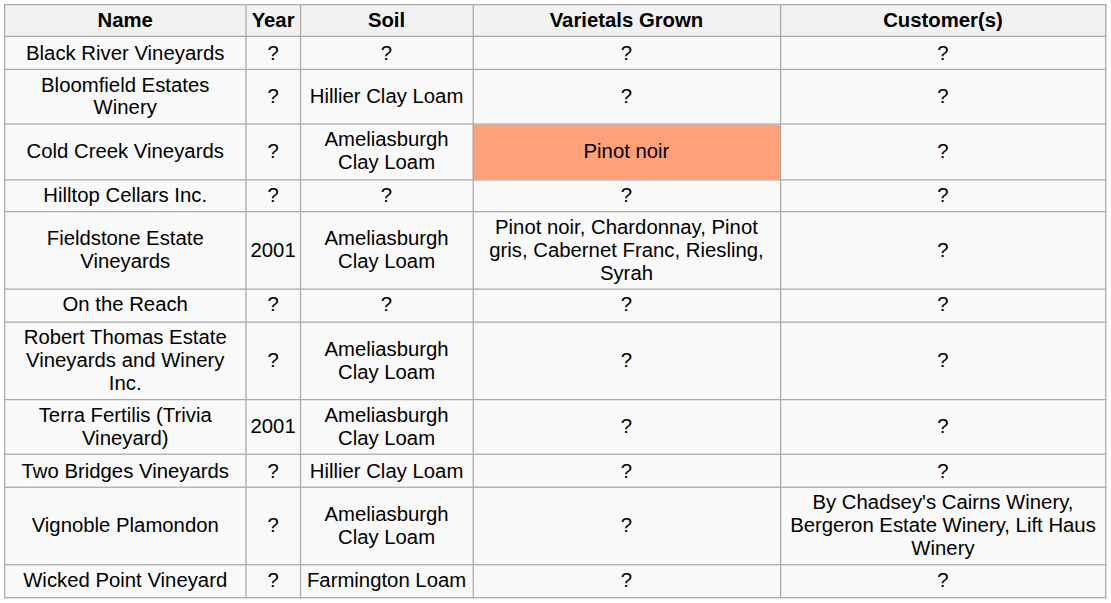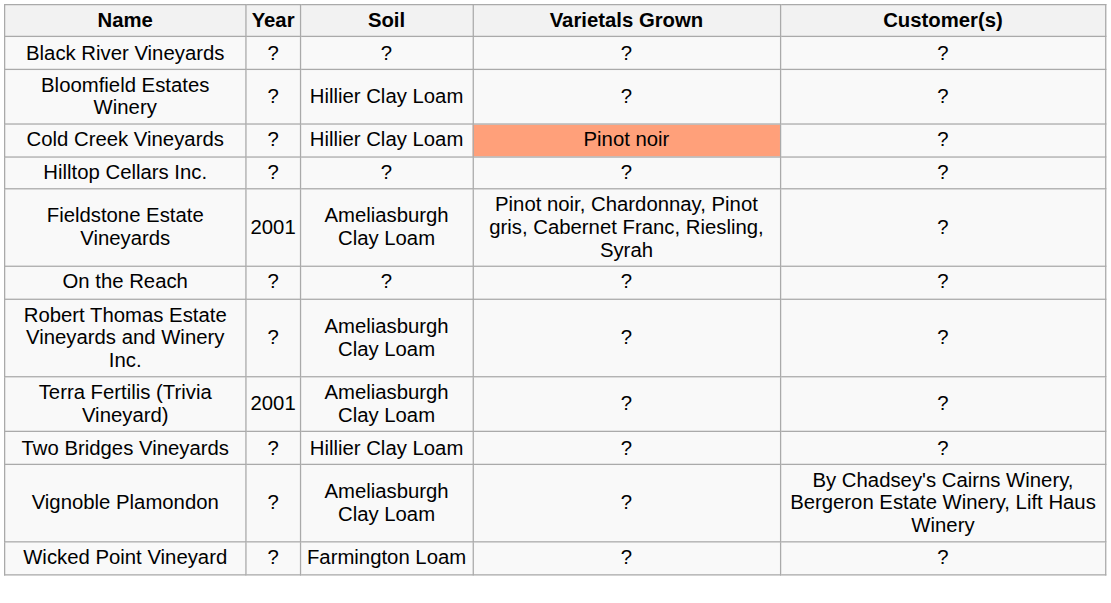(387, 151) Ameliasburgh Clay Loam -> (387, 140) Hillier Clay Loam
